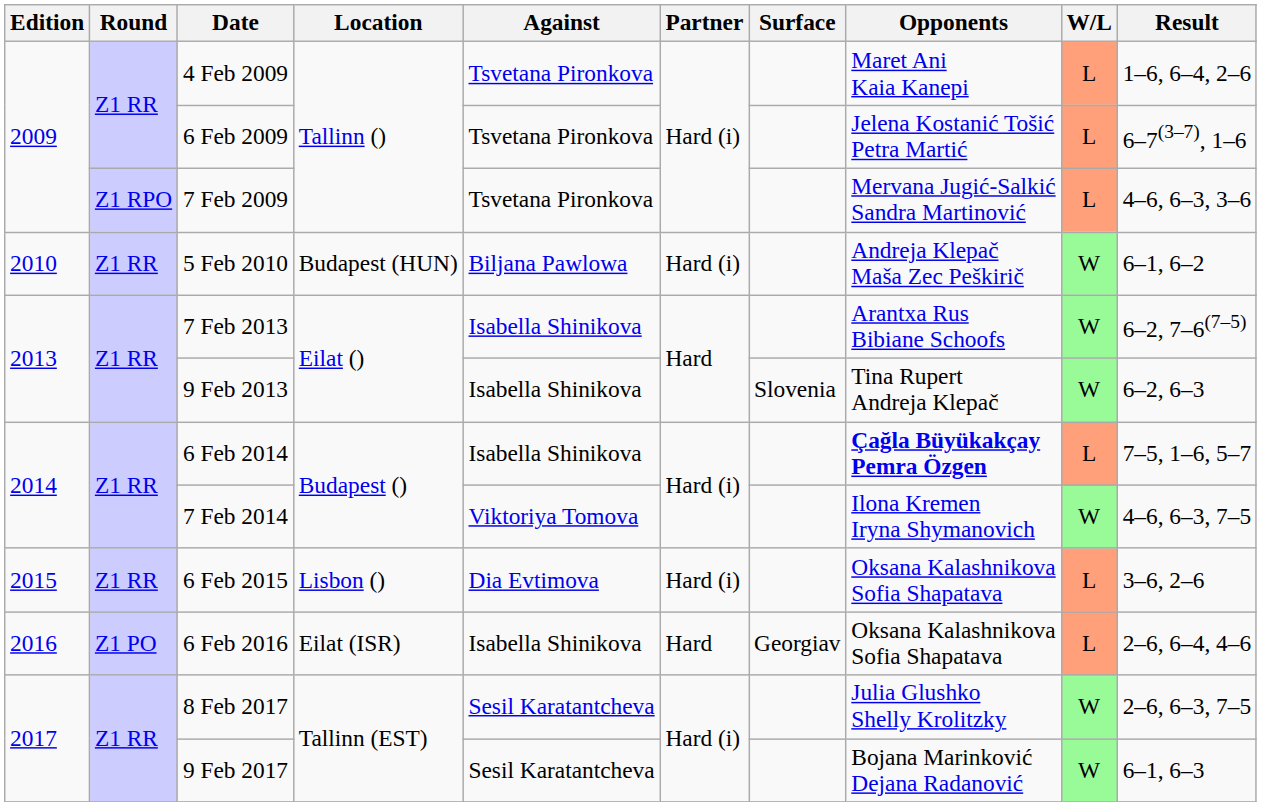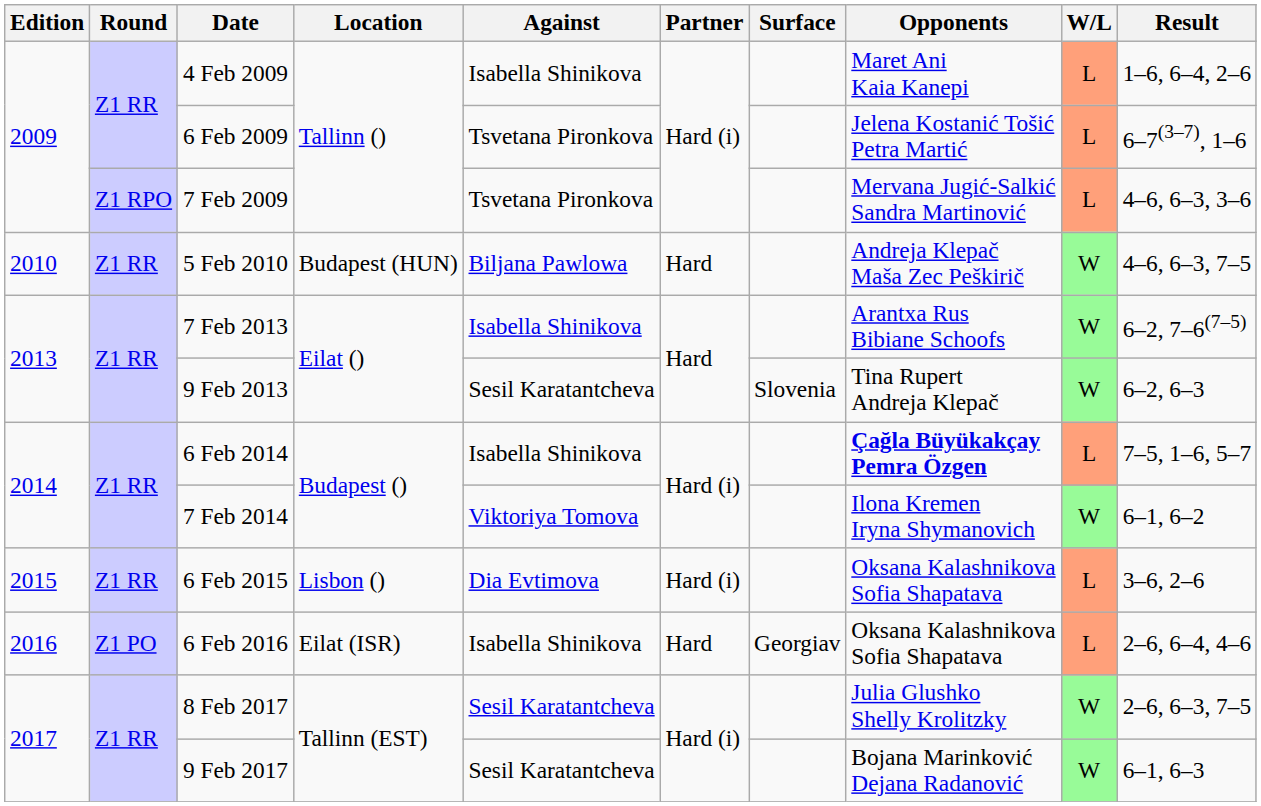(561, 73) Tsvetana Pironkova -> (555, 73) Isabella Shinikova
(703, 263) Hard (i) -> (689, 263) Hard
(1164, 263) 6–1, 6–2 -> (1187, 263) 4–6, 6–3, 7–5
(555, 389) Isabella Shinikova -> (562, 389) Sesil Karatantcheva
(1187, 516) 4–6, 6–3, 7–5 -> (1164, 516) 6–1, 6–2
